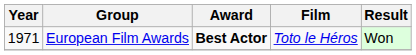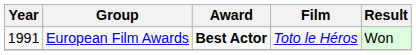(24, 38) 1971 -> (24, 38) 1991
